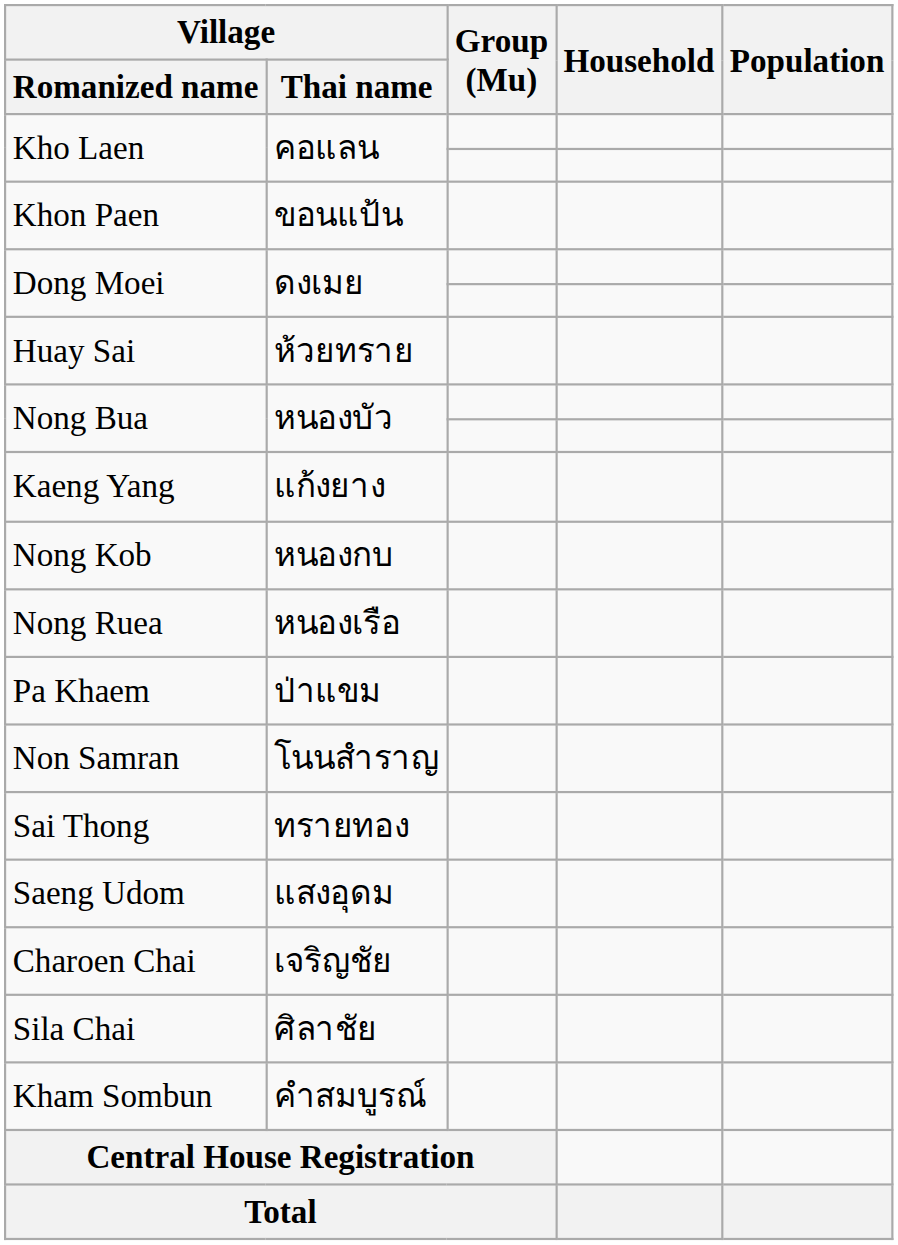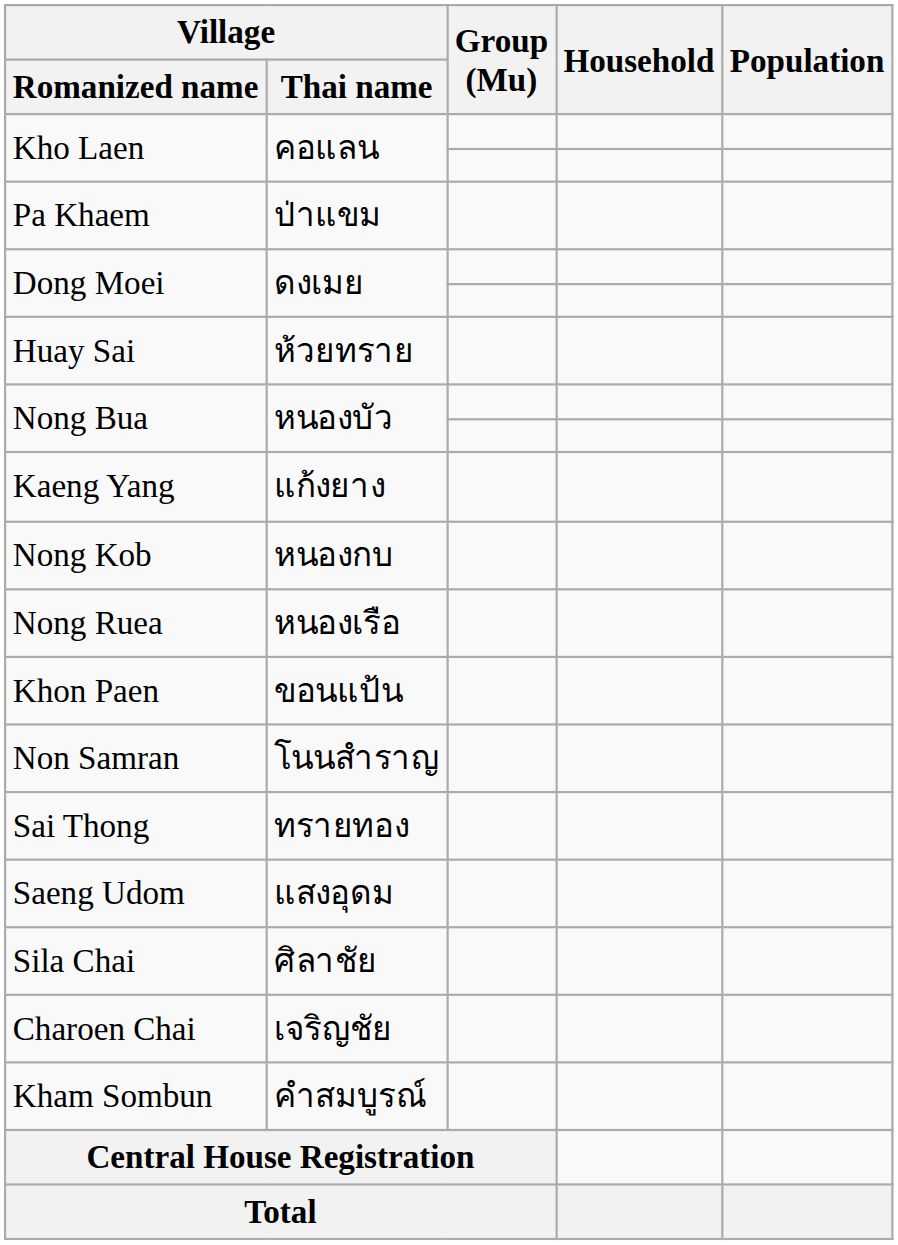rows swapped: (81, 689) <-> (86, 215)
rows swapped: (74, 1028) <-> (104, 960)
